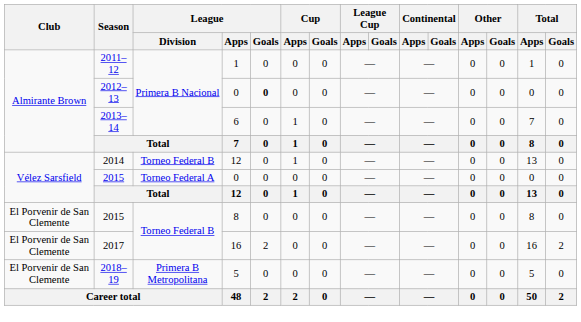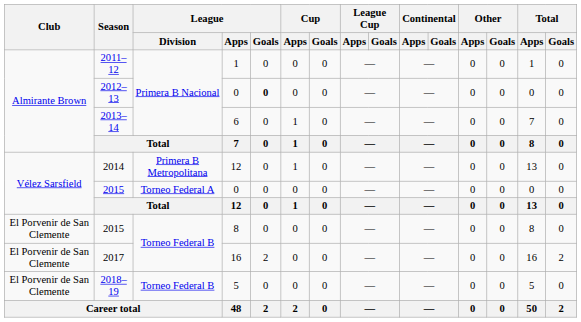(178, 160) Torneo Federal B -> (178, 166) Primera B Metropolitana
(178, 274) Primera B Metropolitana -> (178, 286) Torneo Federal B
